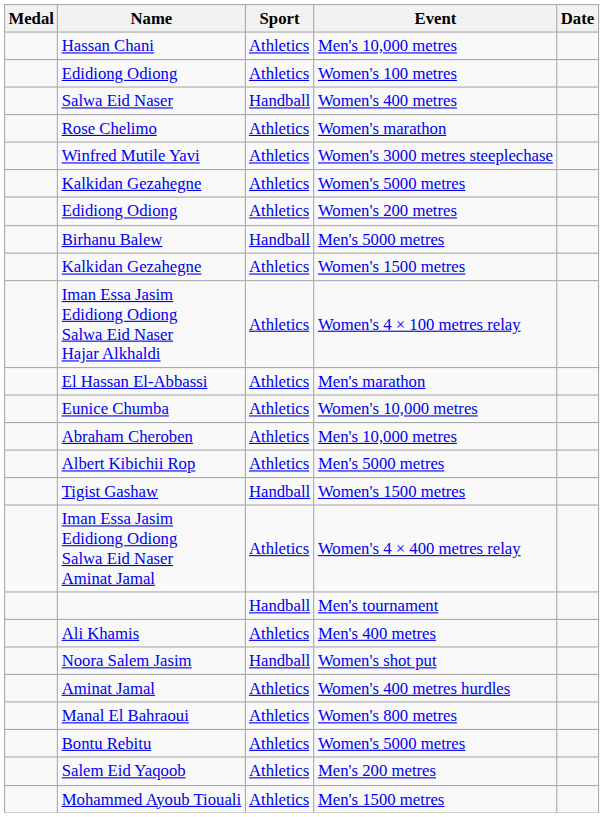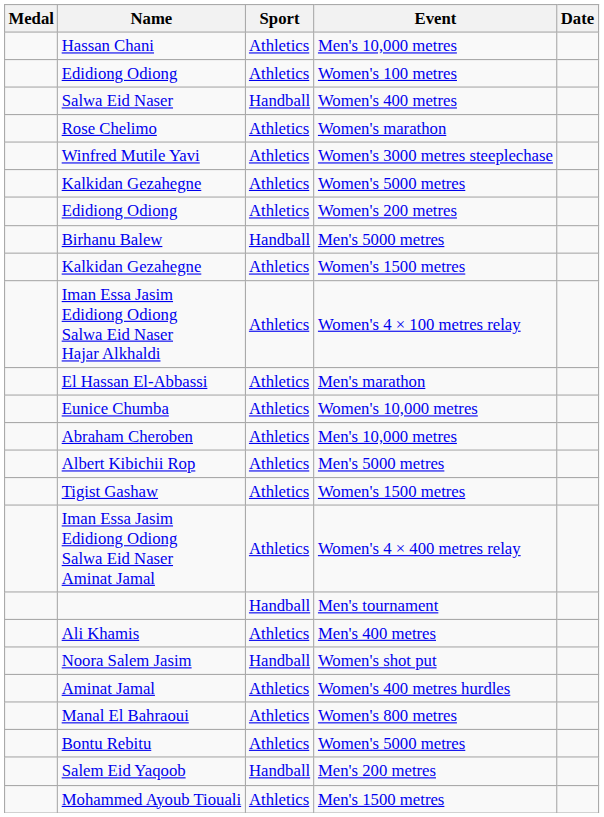(280, 491) Handball -> (279, 491) Athletics
(279, 771) Athletics -> (280, 771) Handball
